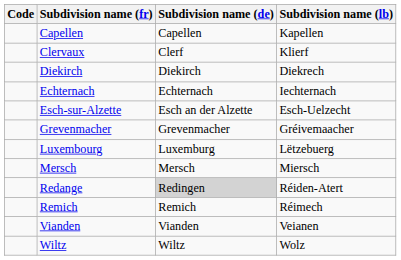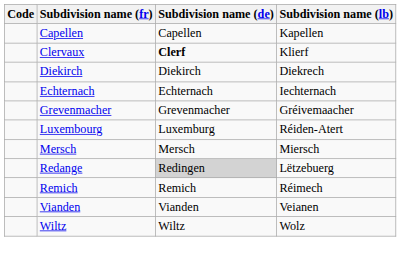(171, 52) normal -> (172, 52) bold
- row: (81, 110)
(307, 149) Lëtzebuerg -> (311, 129) Réiden-Atert
(311, 187) Réiden-Atert -> (307, 168) Lëtzebuerg
